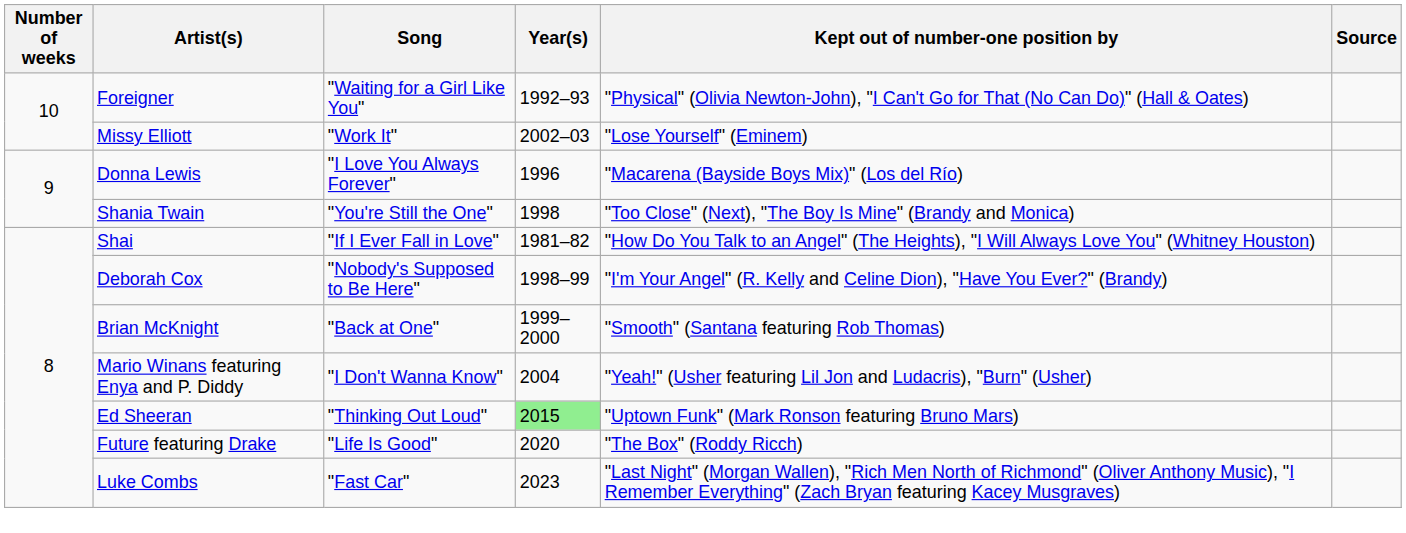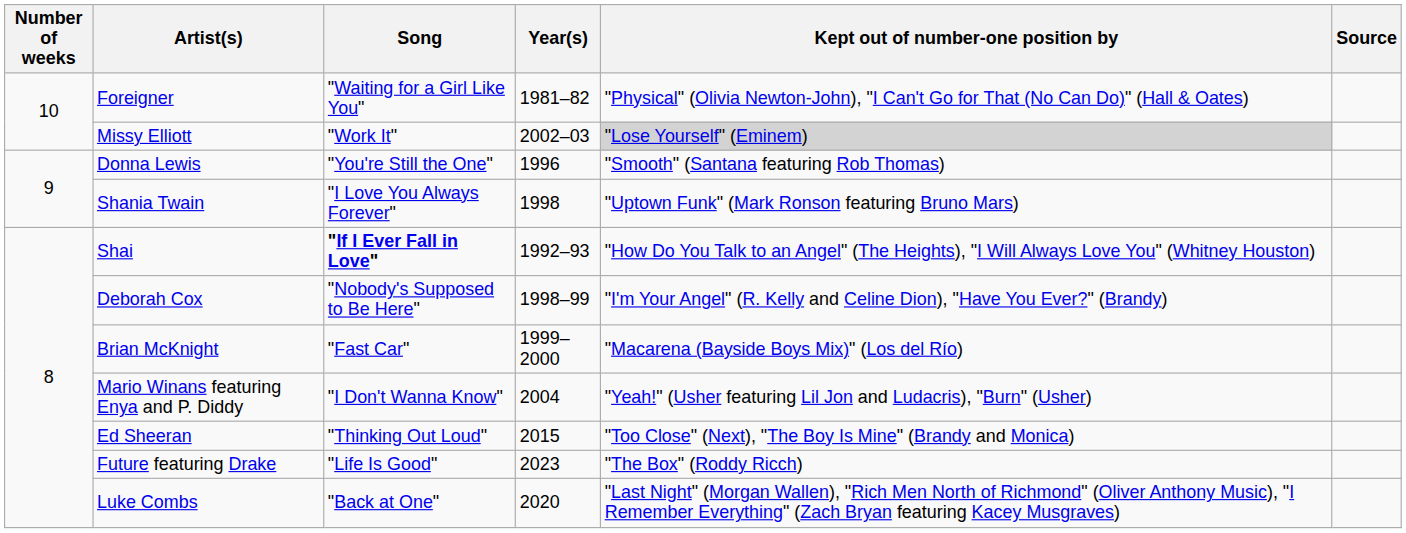(555, 97) 1992–93 -> (555, 97) 1981–82
(706, 136) no background -> (706, 136) lightgrey background
(403, 174) "I Love You Always Forever" -> (410, 164) "You're Still the One"
(784, 174) "Macarena (Bayside Boys Mix)" (Los del Río) -> (775, 164) "Smooth" (Santana featuring Rob Thomas)
(410, 213) "You're Still the One" -> (403, 202) "I Love You Always Forever"
(840, 213) "Too Close" (Next), "The Boy Is Mine" (Brandy and Monica) -> (812, 202) "Uptown Funk" (Mark Ronson featuring Bruno Mars)
(413, 241) normal -> (393, 251) bold
(555, 241) 1981–82 -> (555, 251) 1992–93
(384, 328) "Back at One" -> (369, 348) "Fast Car"
(775, 328) "Smooth" (Santana featuring Rob Thomas) -> (784, 348) "Macarena (Bayside Boys Mix)" (Los del Río)
(540, 415) lightgreen background -> (540, 435) no background
(812, 415) "Uptown Funk" (Mark Ronson featuring Bruno Mars) -> (840, 435) "Too Close" (Next), "The Boy Is Mine" (Brandy and Monica)
(540, 444) 2020 -> (540, 464) 2023
(369, 482) "Fast Car" -> (384, 502) "Back at One"
(540, 482) 2023 -> (540, 502) 2020
